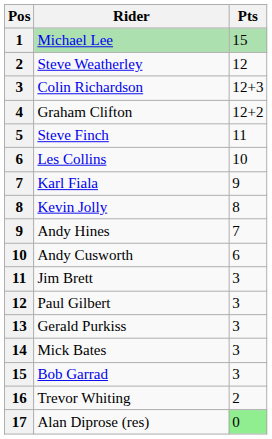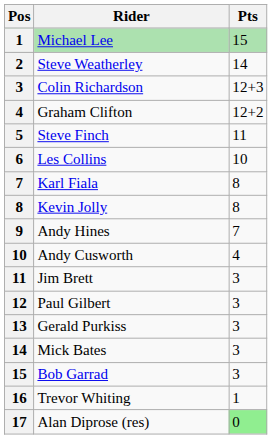(240, 64) 12 -> (240, 64) 14
(236, 183) 9 -> (236, 183) 8
(236, 254) 6 -> (236, 254) 4
(236, 398) 2 -> (236, 398) 1
